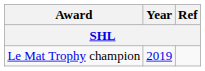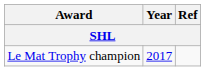(159, 55) 2019 -> (159, 55) 2017
